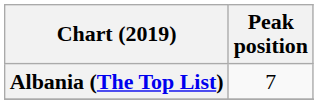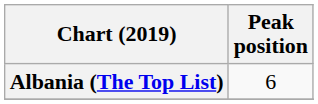(271, 81) 7 -> (271, 81) 6
